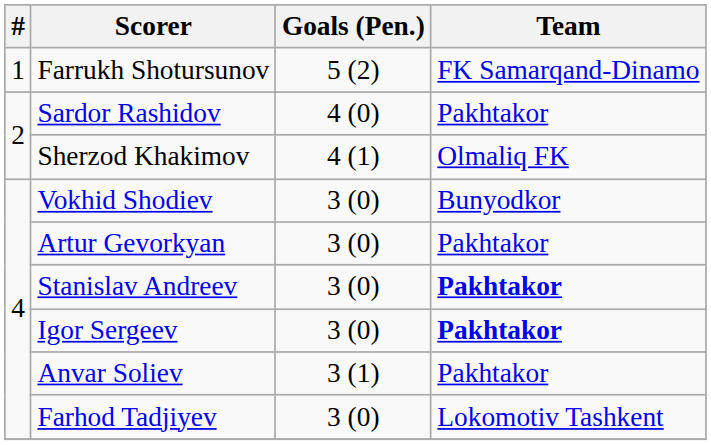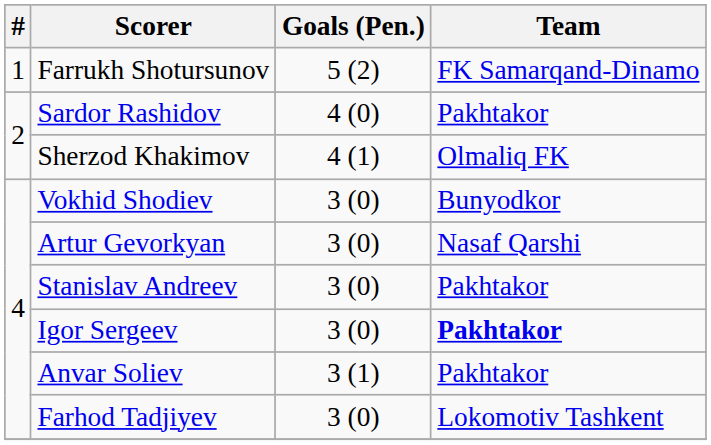(493, 243) Pakhtakor -> (509, 243) Nasaf Qarshi
(500, 286) bold -> (493, 286) normal
